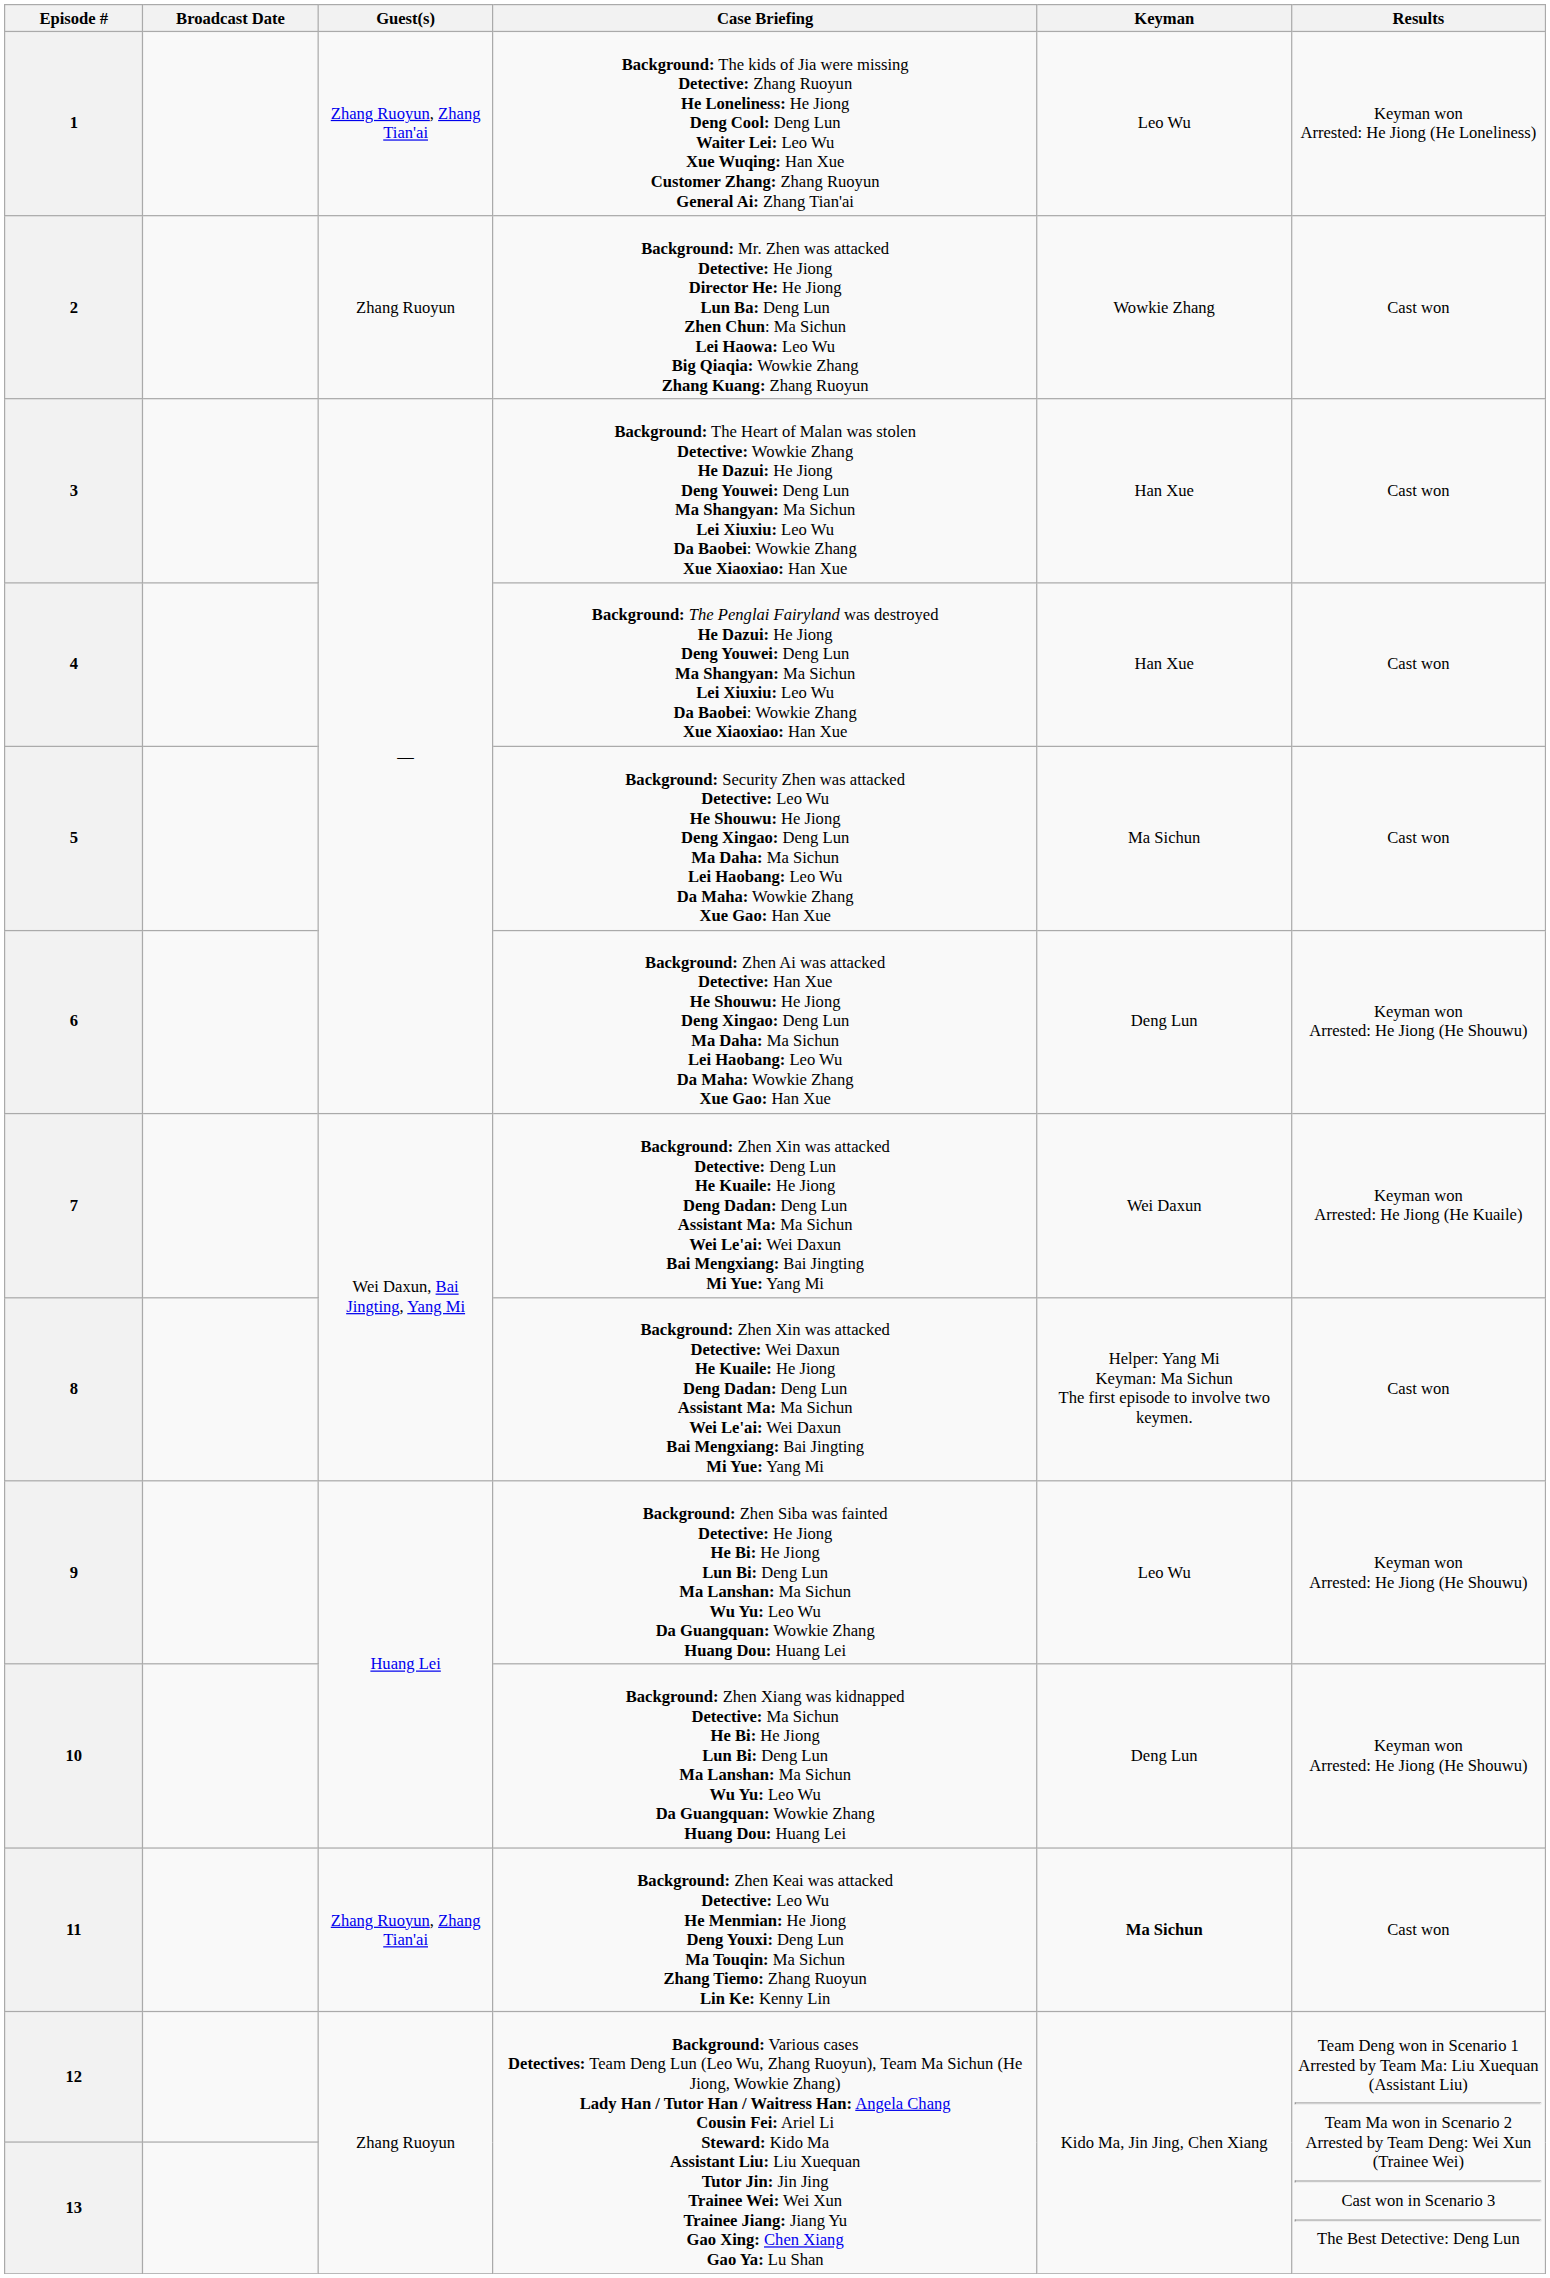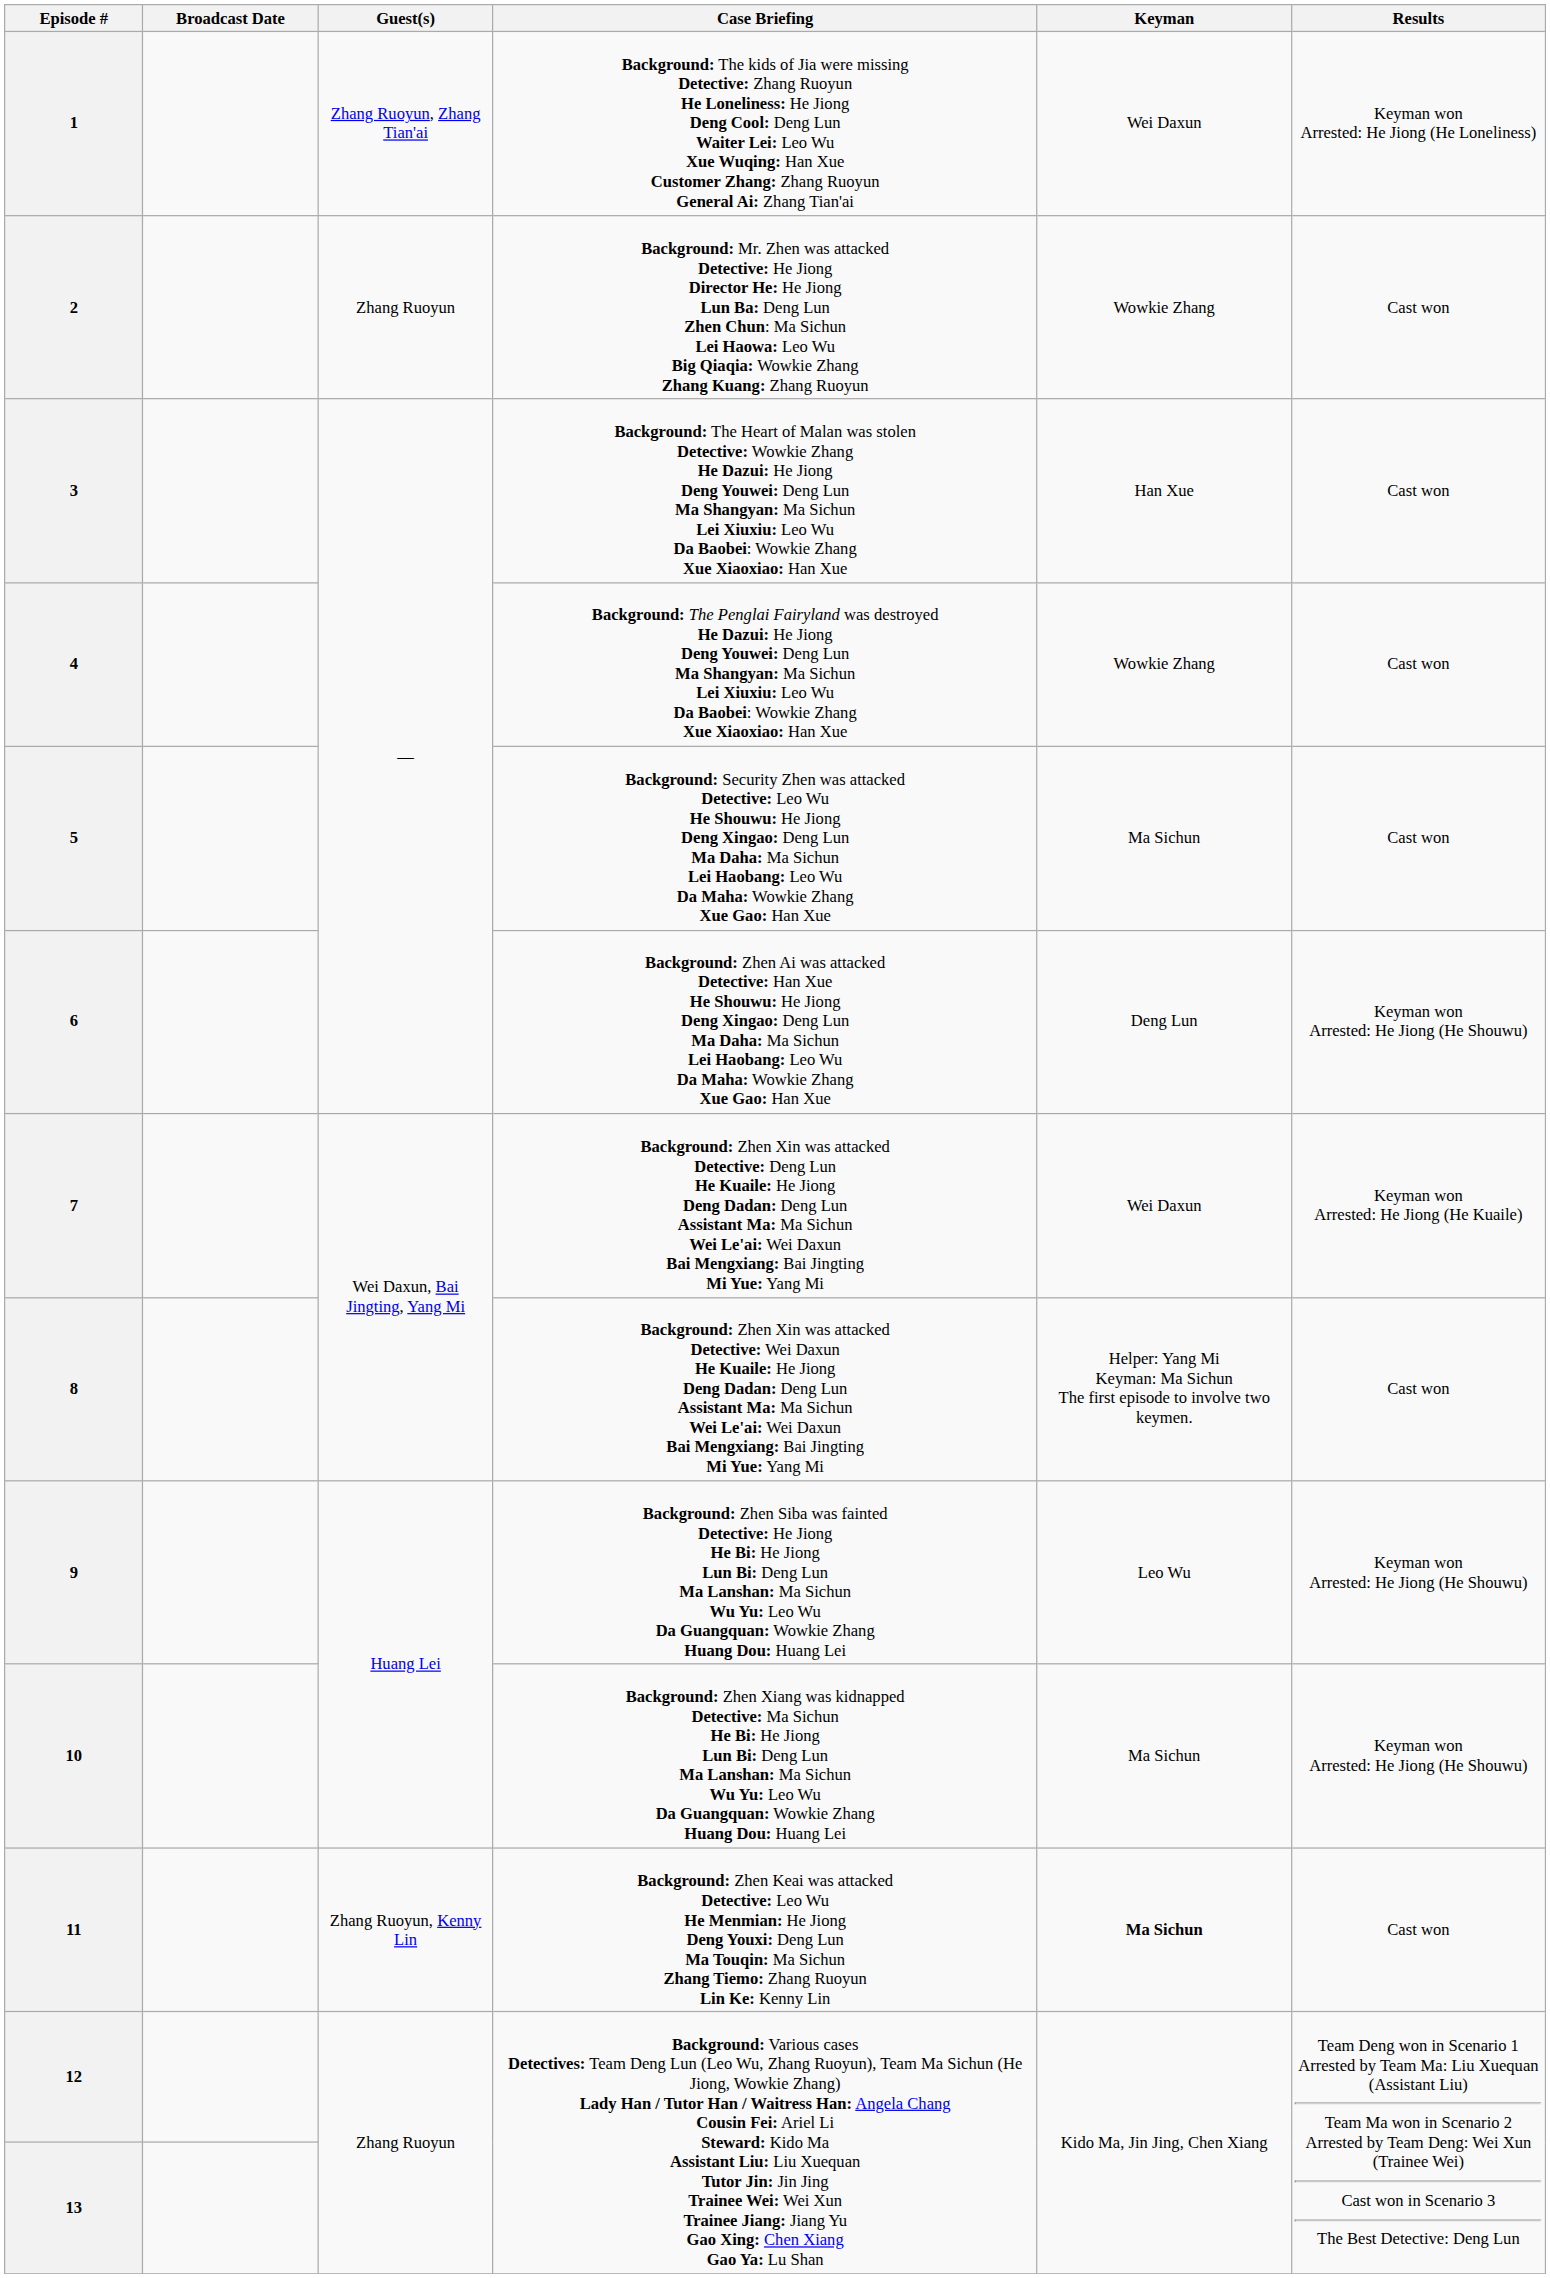(1164, 123) Leo Wu -> (1164, 123) Wei Daxun
(1164, 664) Han Xue -> (1164, 664) Wowkie Zhang
(1164, 1755) Deng Lun -> (1164, 1755) Ma Sichun
(406, 1929) Zhang Ruoyun, Zhang Tian'ai -> (406, 1929) Zhang Ruoyun, Kenny Lin
